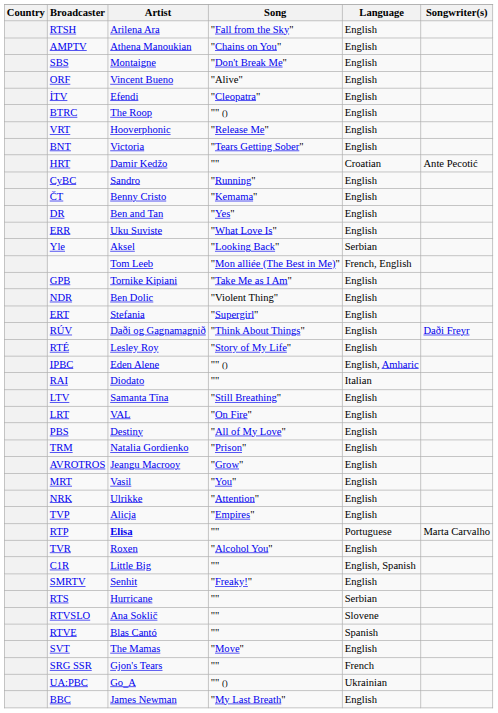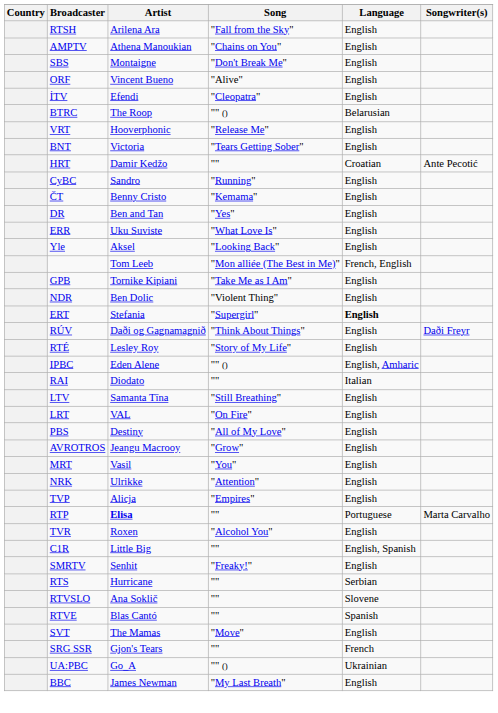(361, 113) English -> (367, 113) Belarusian
(361, 247) Serbian -> (361, 247) English
(361, 314) normal -> (362, 314) bold
- row: (61, 448)
